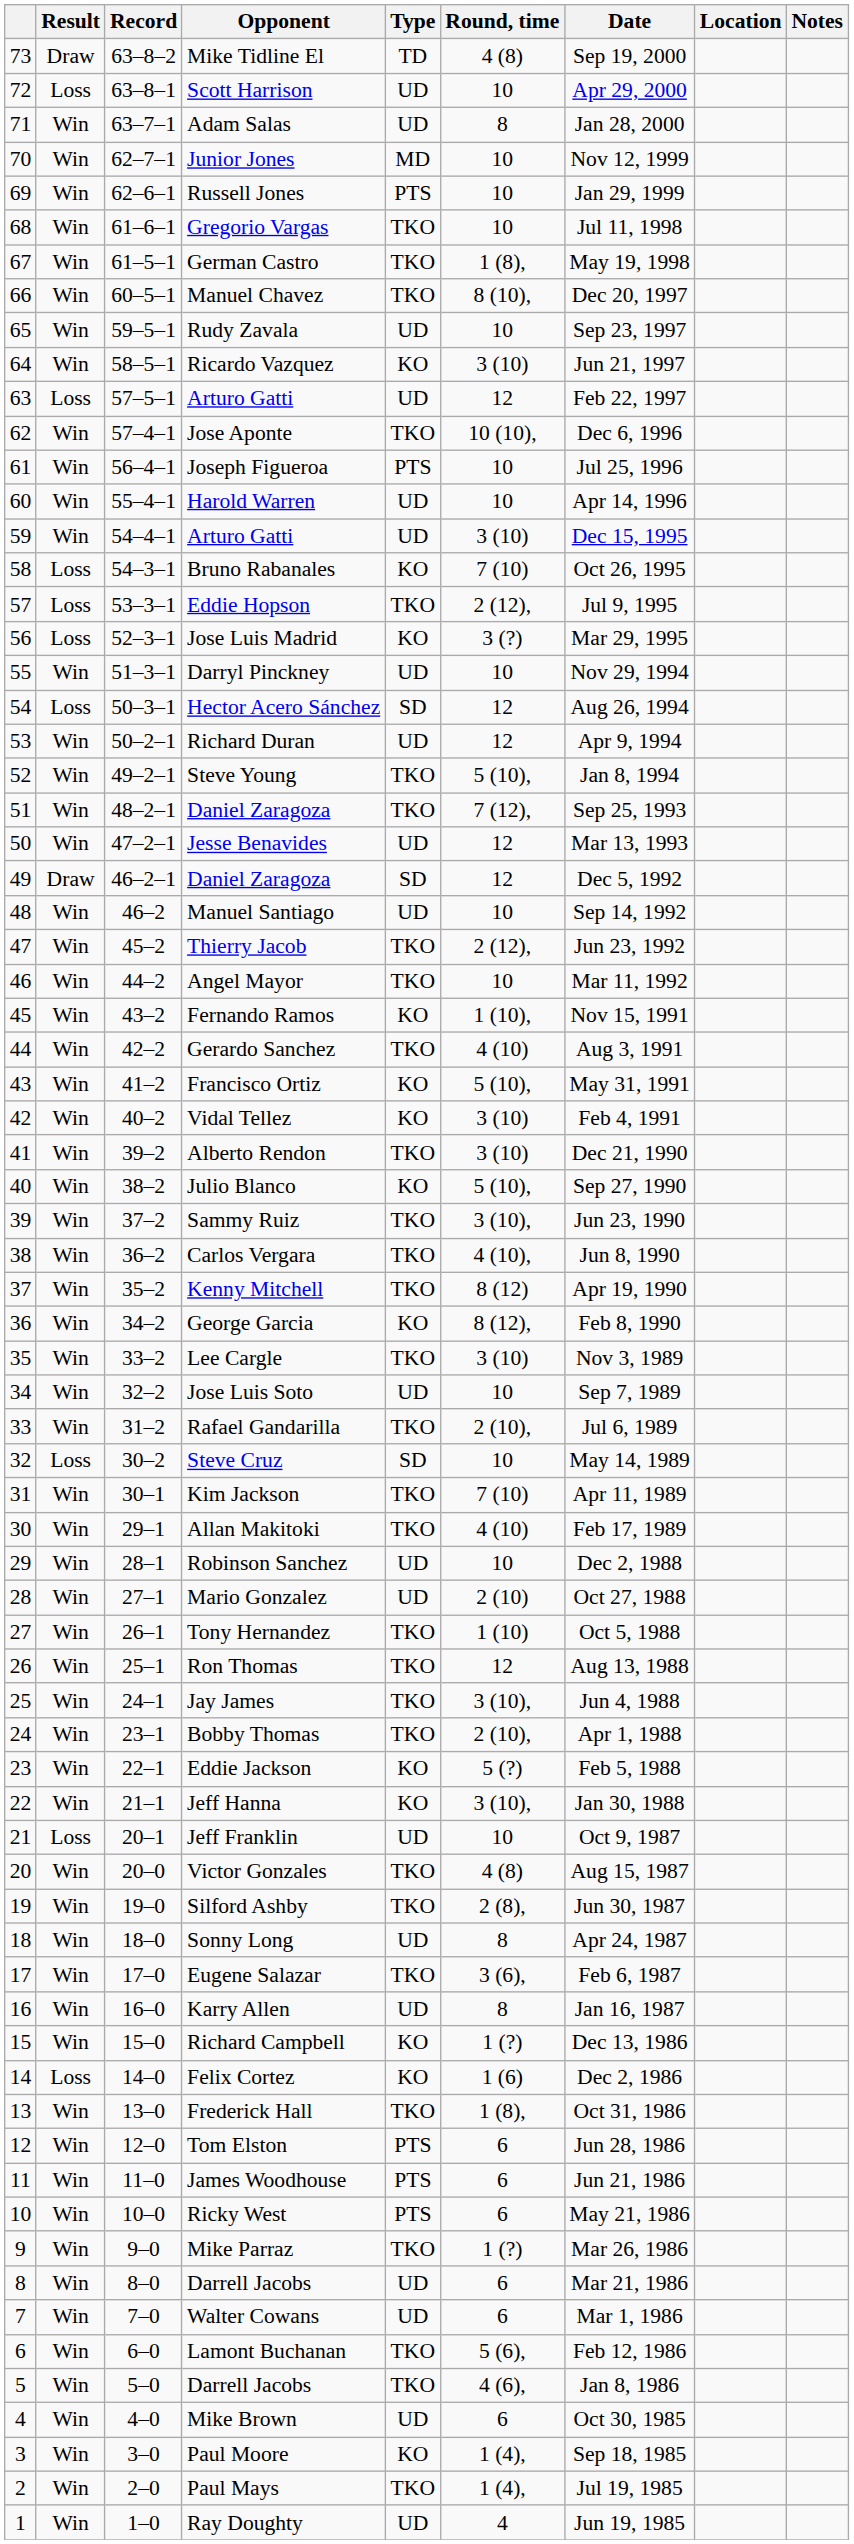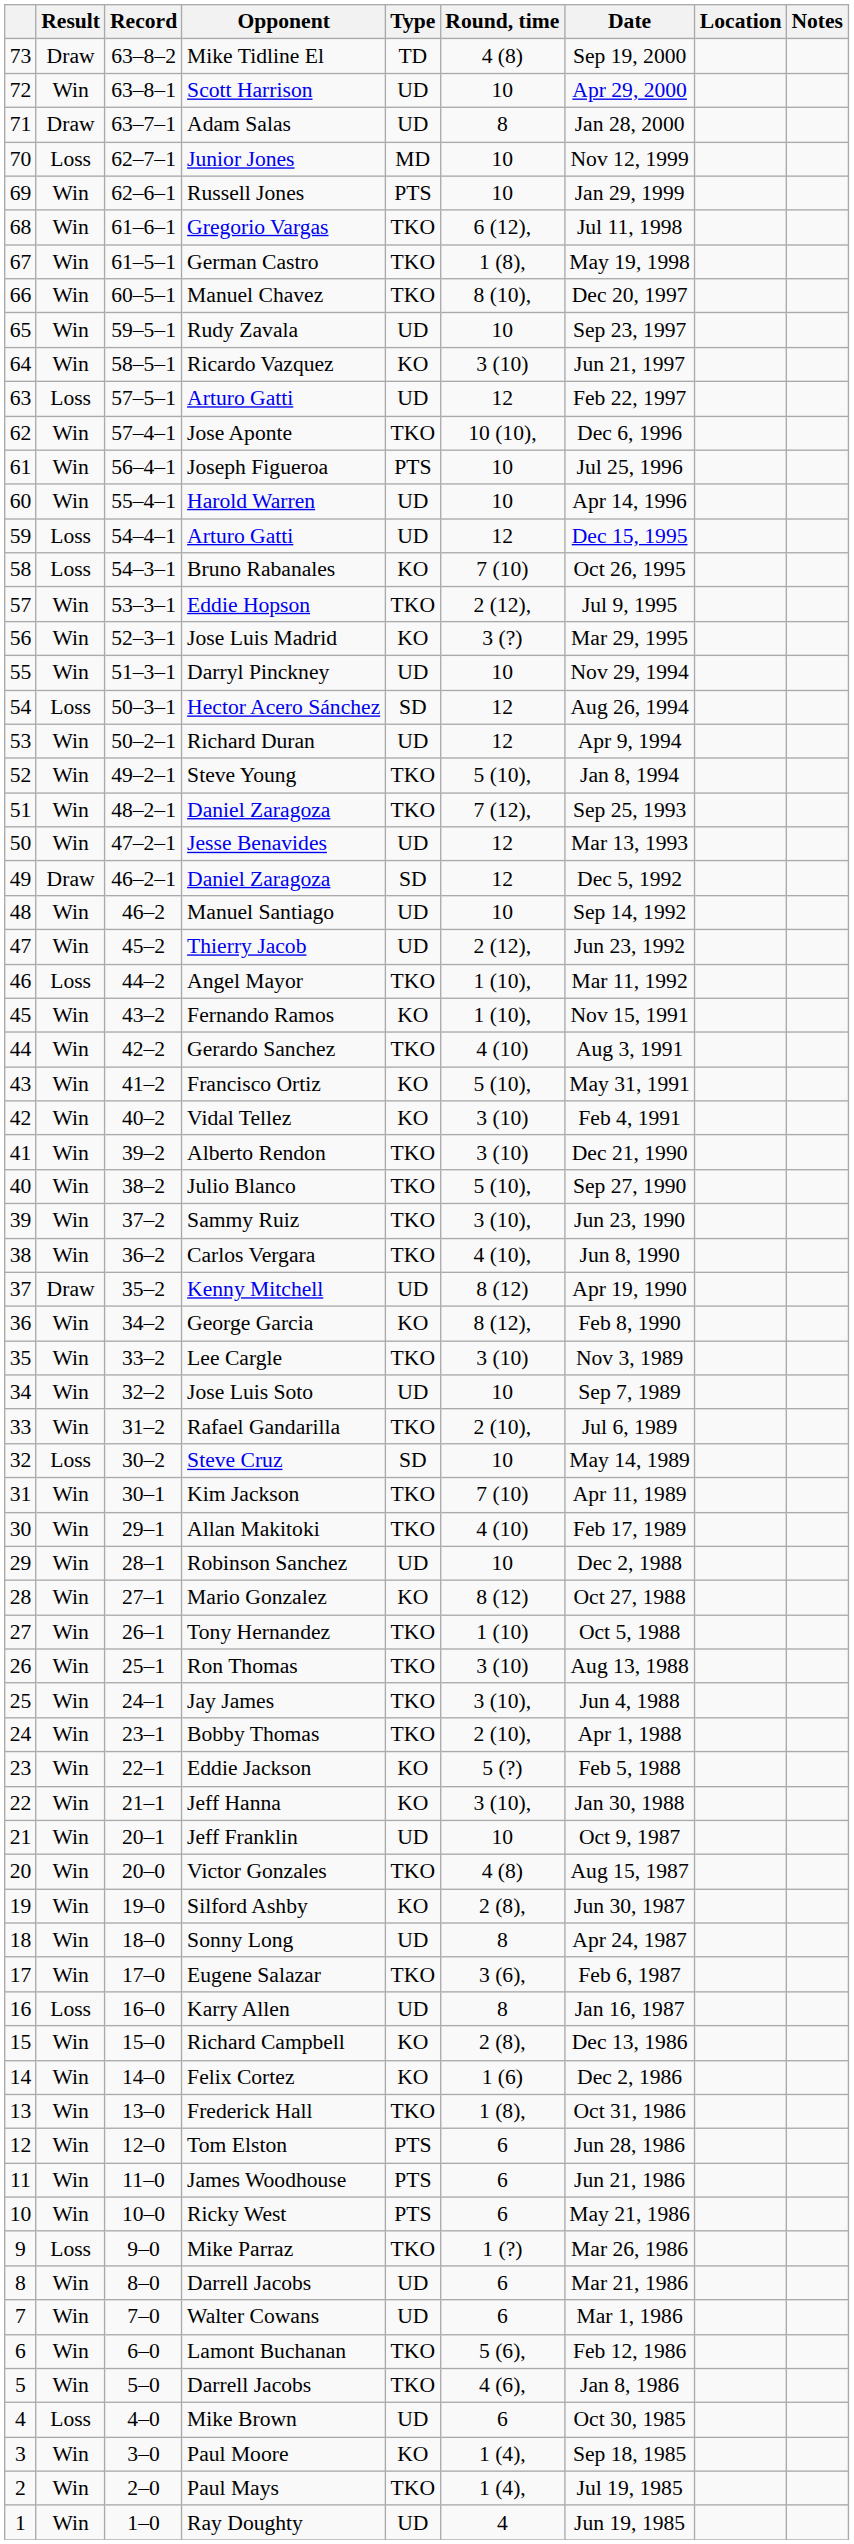(71, 90) Loss -> (71, 90) Win
(71, 124) Win -> (71, 124) Draw
(71, 158) Win -> (71, 158) Loss
(502, 227) 10 -> (502, 227) 6 (12),
(71, 535) Win -> (71, 535) Loss
(502, 535) 3 (10) -> (502, 535) 12
(71, 603) Loss -> (71, 603) Win
(71, 638) Loss -> (71, 638) Win
(413, 946) TKO -> (413, 946) UD
(71, 980) Win -> (71, 980) Loss
(502, 980) 10 -> (502, 980) 1 (10),
(413, 1186) KO -> (413, 1186) TKO
(71, 1289) Win -> (71, 1289) Draw
(413, 1289) TKO -> (413, 1289) UD
(413, 1597) UD -> (413, 1597) KO
(502, 1597) 2 (10) -> (502, 1597) 8 (12)
(502, 1665) 12 -> (502, 1665) 3 (10)
(71, 1837) Loss -> (71, 1837) Win
(413, 1905) TKO -> (413, 1905) KO
(71, 2008) Win -> (71, 2008) Loss
(502, 2042) 1 (?) -> (502, 2042) 2 (8),
(71, 2077) Loss -> (71, 2077) Win
(71, 2248) Win -> (71, 2248) Loss
(71, 2419) Win -> (71, 2419) Loss
